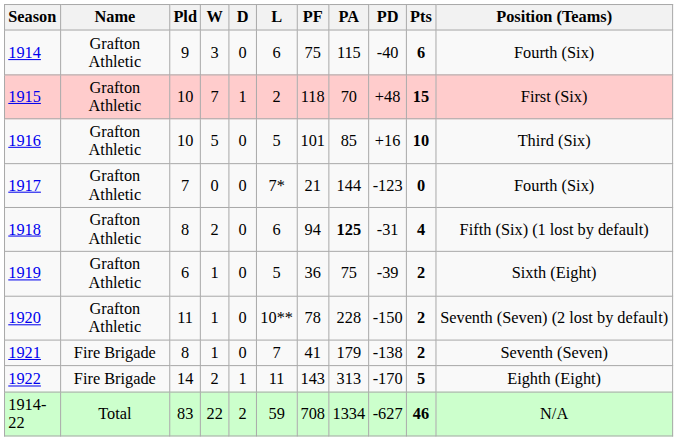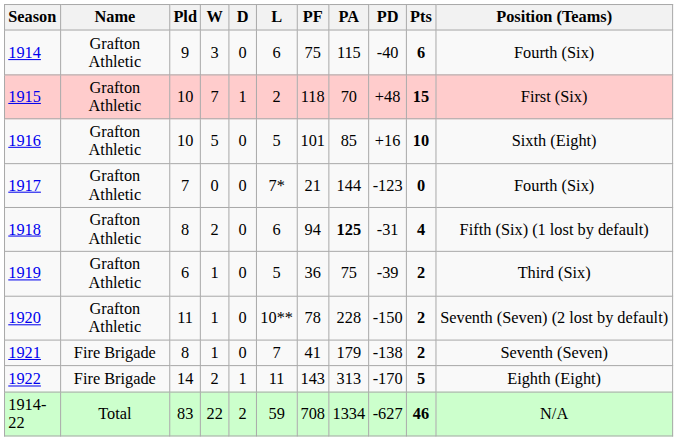(554, 140) Third (Six) -> (554, 140) Sixth (Eight)
(554, 273) Sixth (Eight) -> (554, 273) Third (Six)
